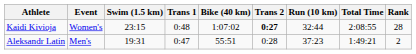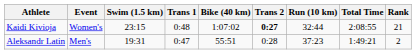(398, 27) 28 -> (398, 27) 21
